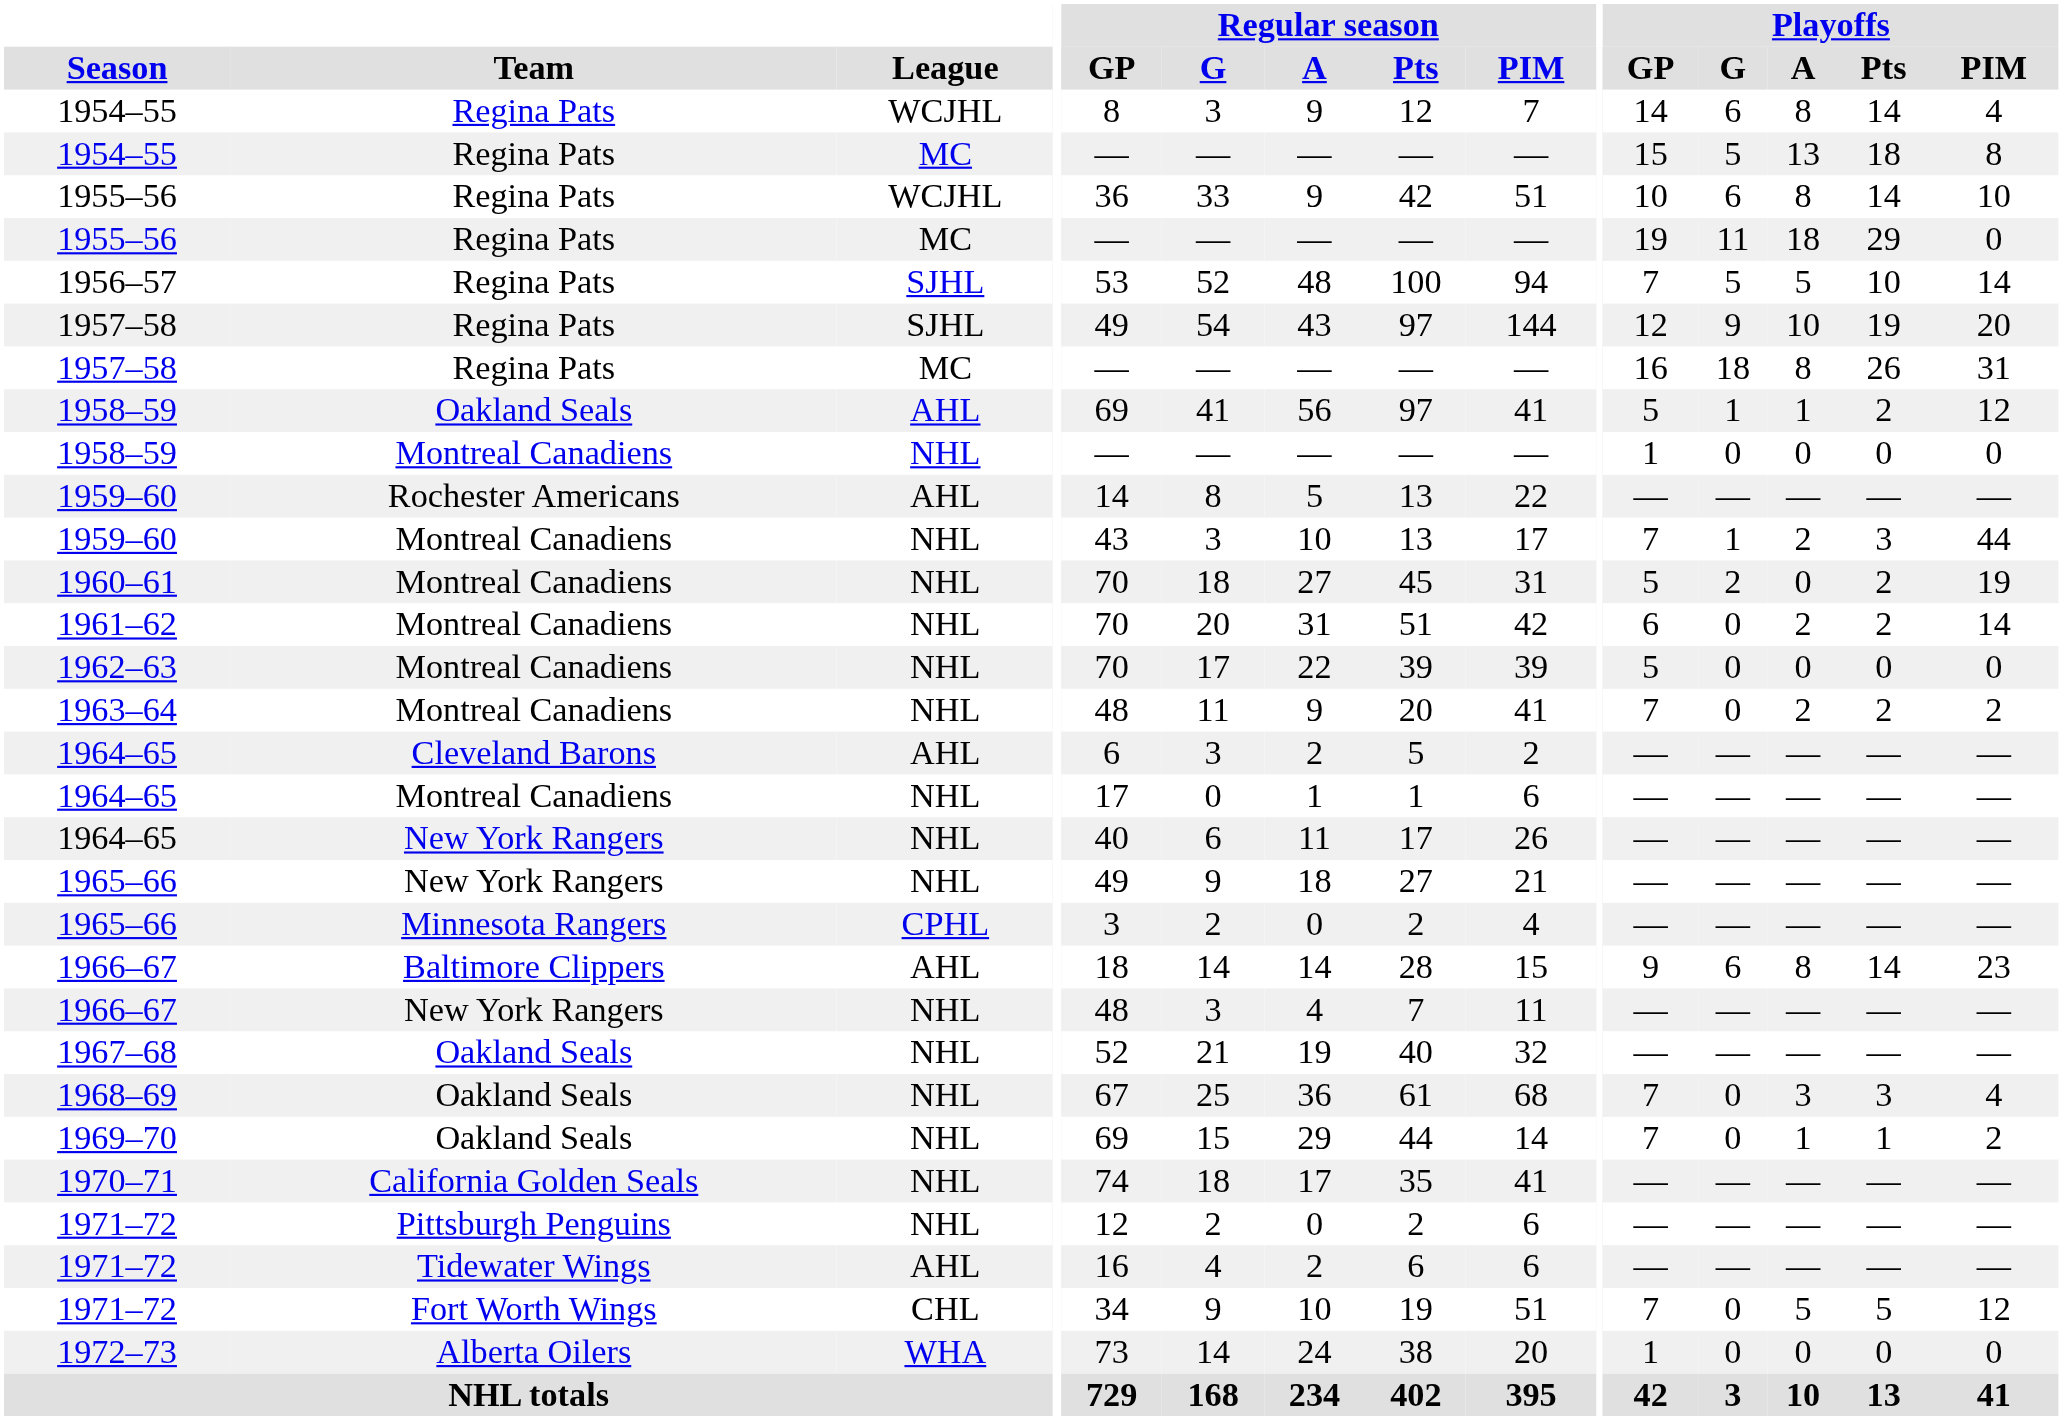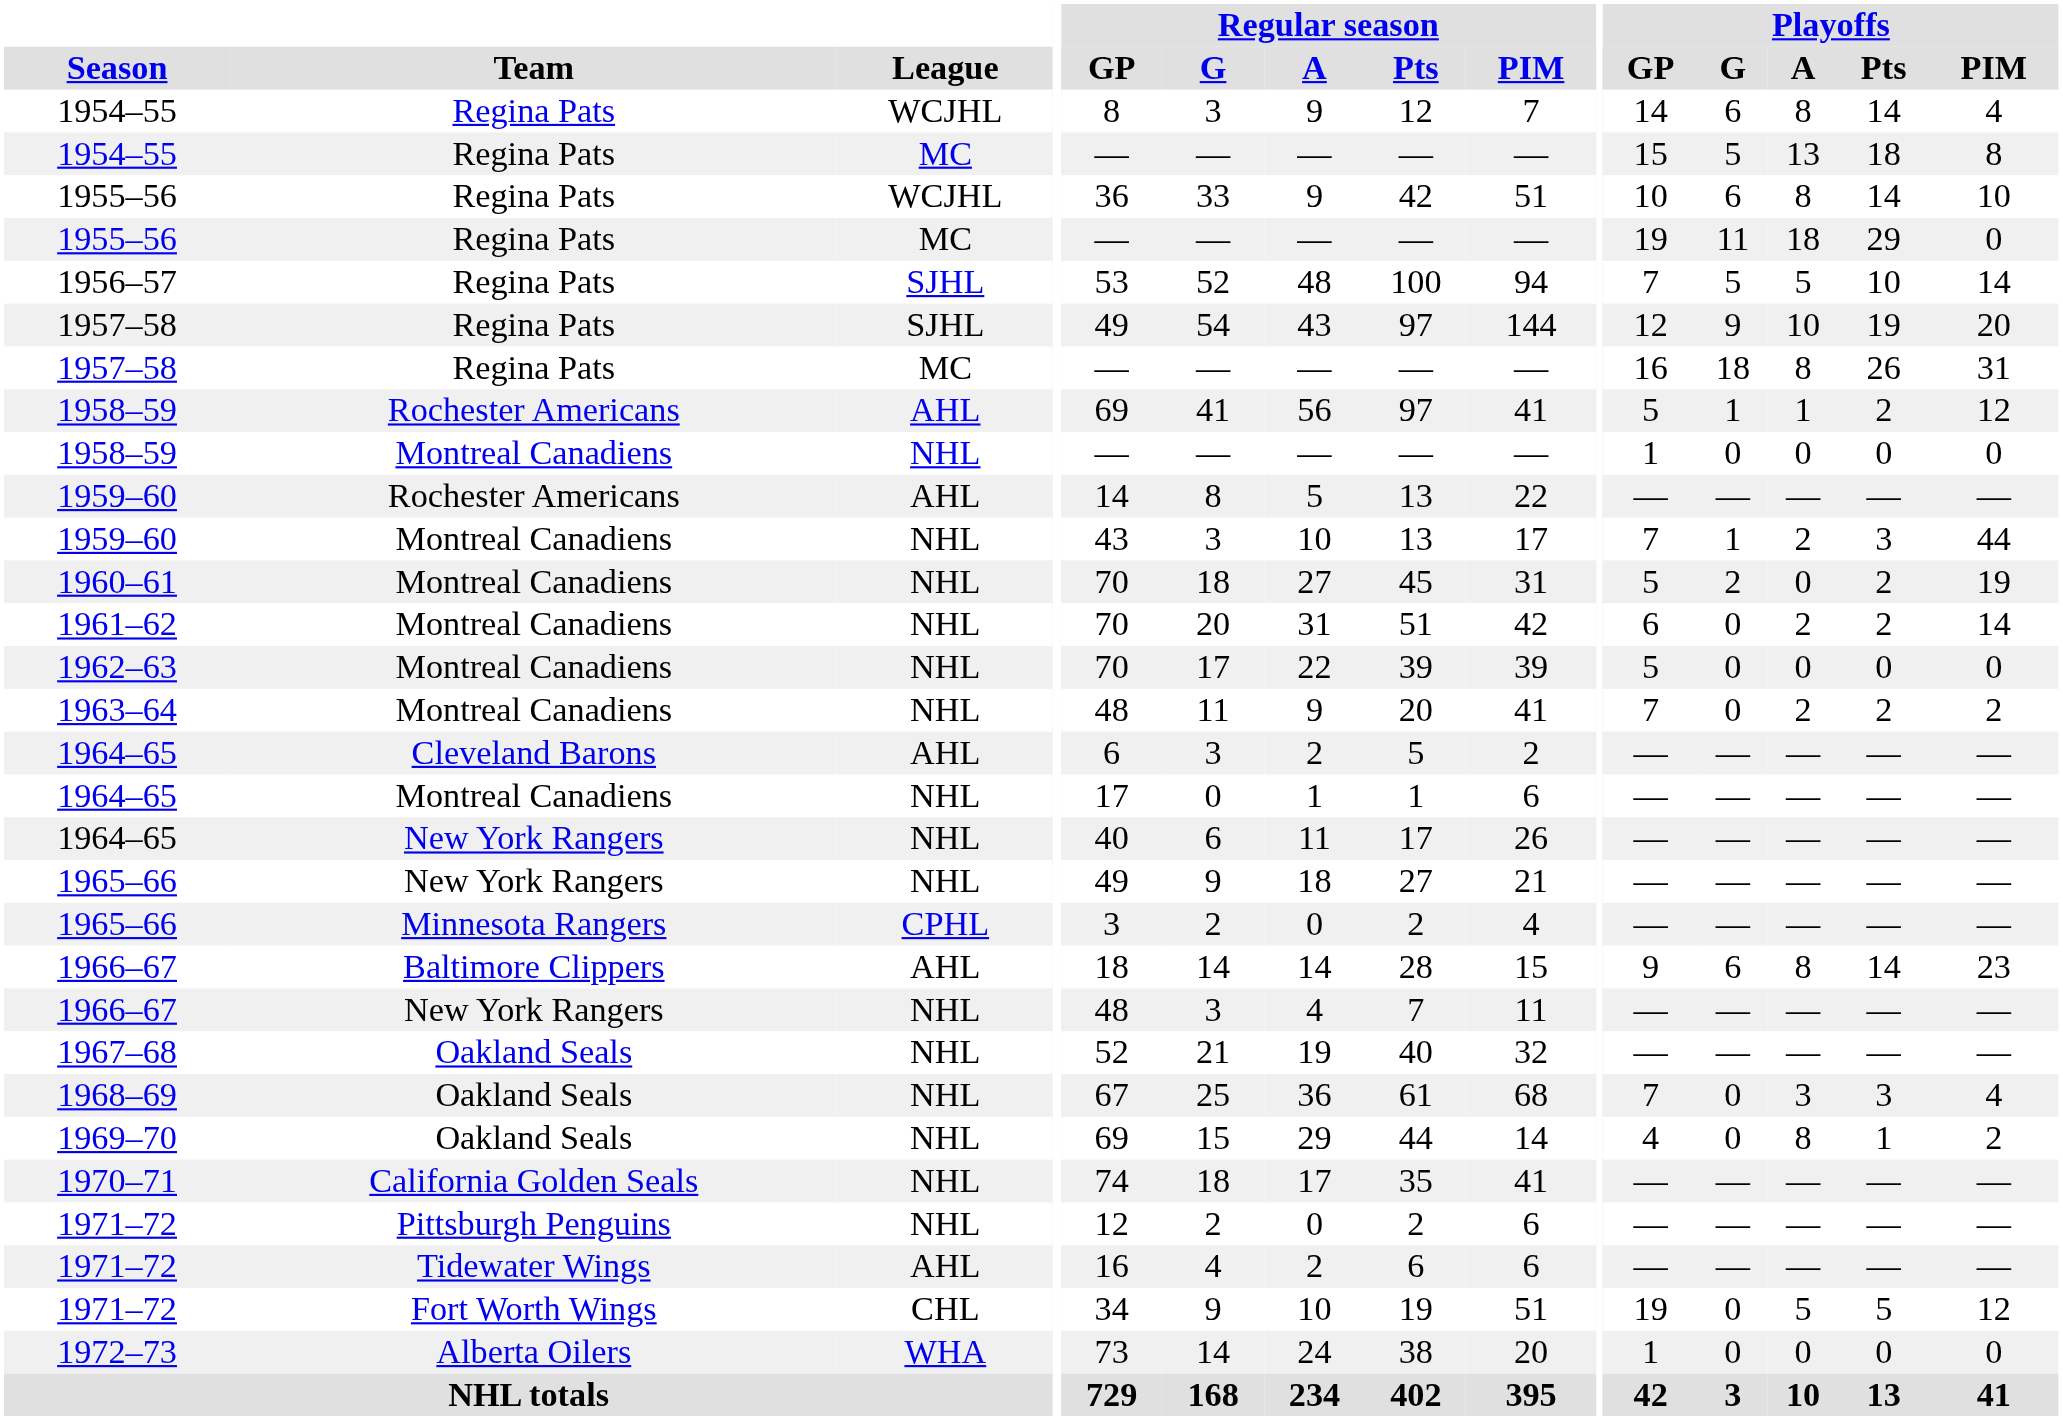(534, 410) Oakland Seals -> (534, 410) Rochester Americans
(1651, 1137) 7 -> (1651, 1137) 4
(1803, 1137) 1 -> (1803, 1137) 8
(1651, 1308) 7 -> (1651, 1308) 19
